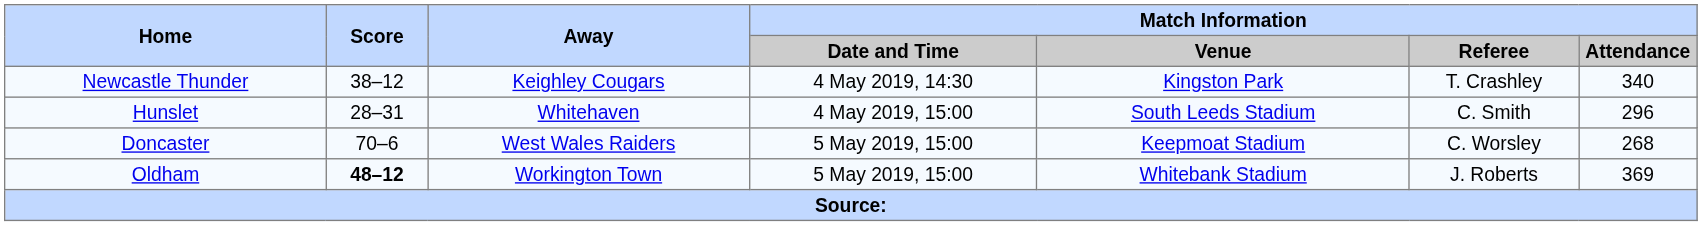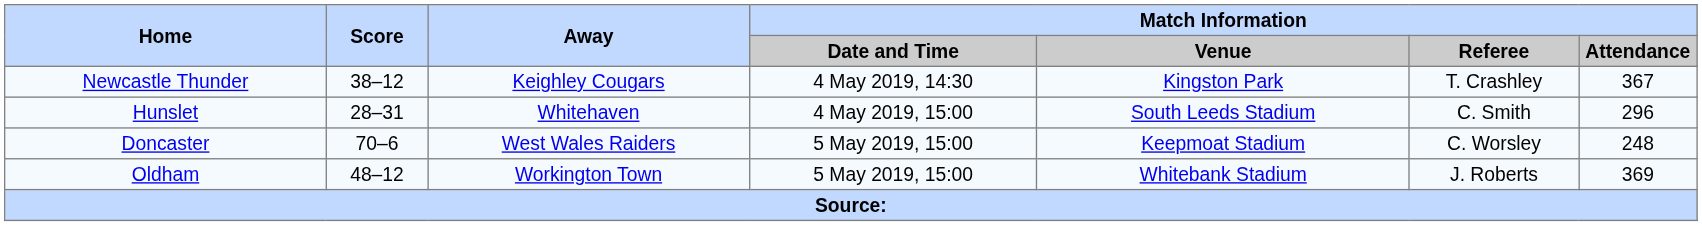(1638, 82) 340 -> (1638, 82) 367
(1638, 143) 268 -> (1638, 143) 248
(377, 174) bold -> (377, 174) normal
